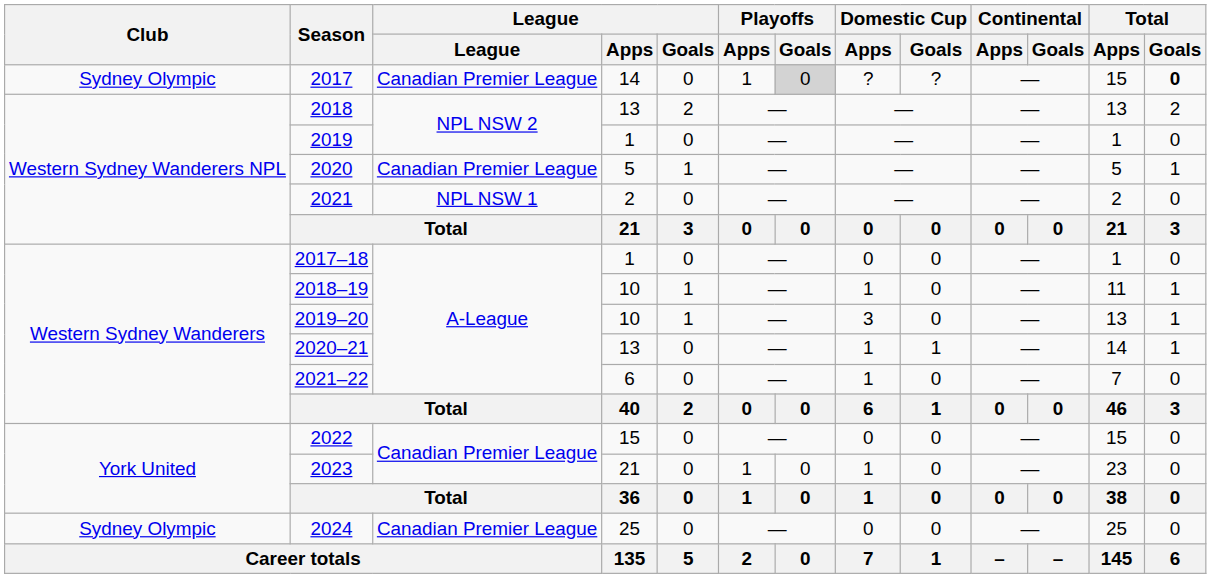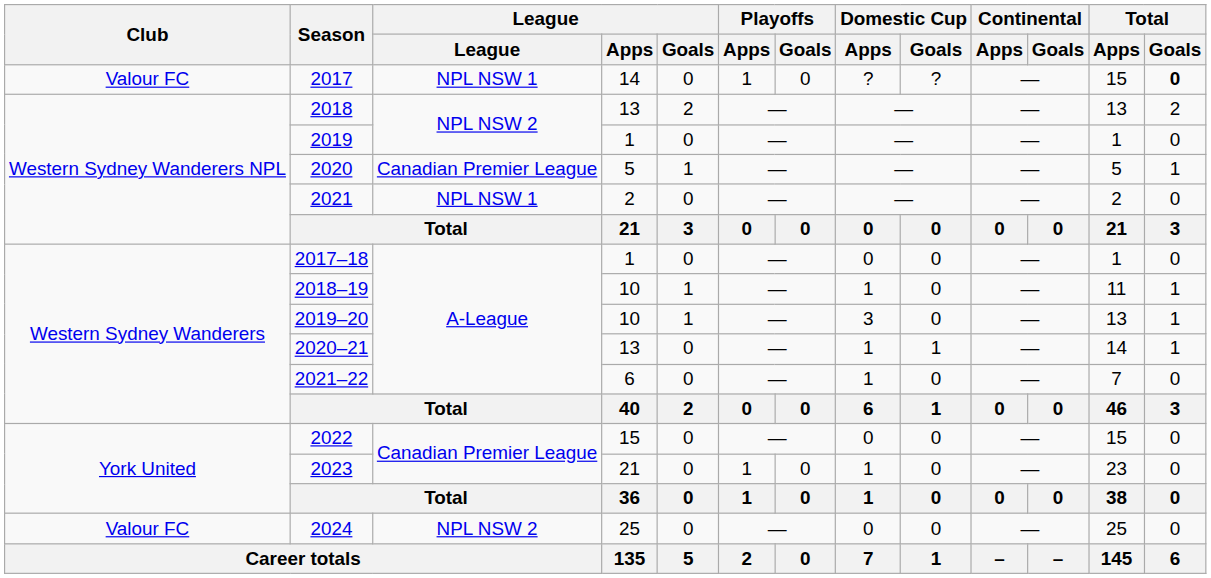(147, 79) Sydney Olympic -> (147, 79) Valour FC
(487, 79) Canadian Premier League -> (487, 79) NPL NSW 1
(805, 79) lightgrey background -> (805, 79) no background
(147, 528) Sydney Olympic -> (147, 528) Valour FC
(487, 528) Canadian Premier League -> (487, 528) NPL NSW 2
